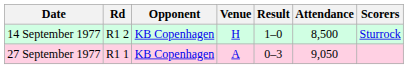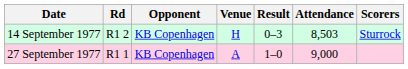(273, 34) 1–0 -> (273, 34) 0–3
(325, 34) 8,500 -> (325, 34) 8,503
(273, 54) 0–3 -> (273, 54) 1–0
(325, 54) 9,050 -> (325, 54) 9,000
